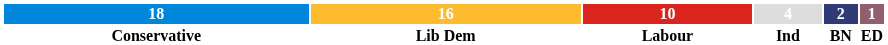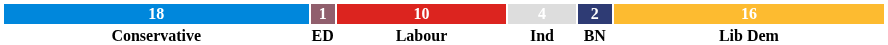columns swapped: (446, 14) <-> (872, 14)
